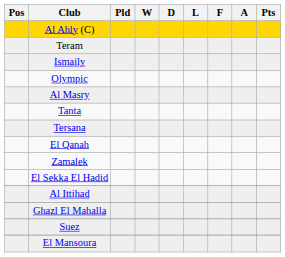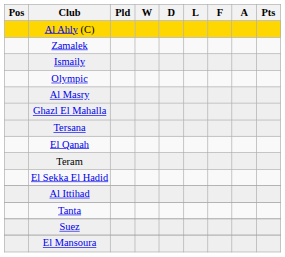rows swapped: (70, 161) <-> (70, 45)
rows swapped: (70, 111) <-> (70, 210)
